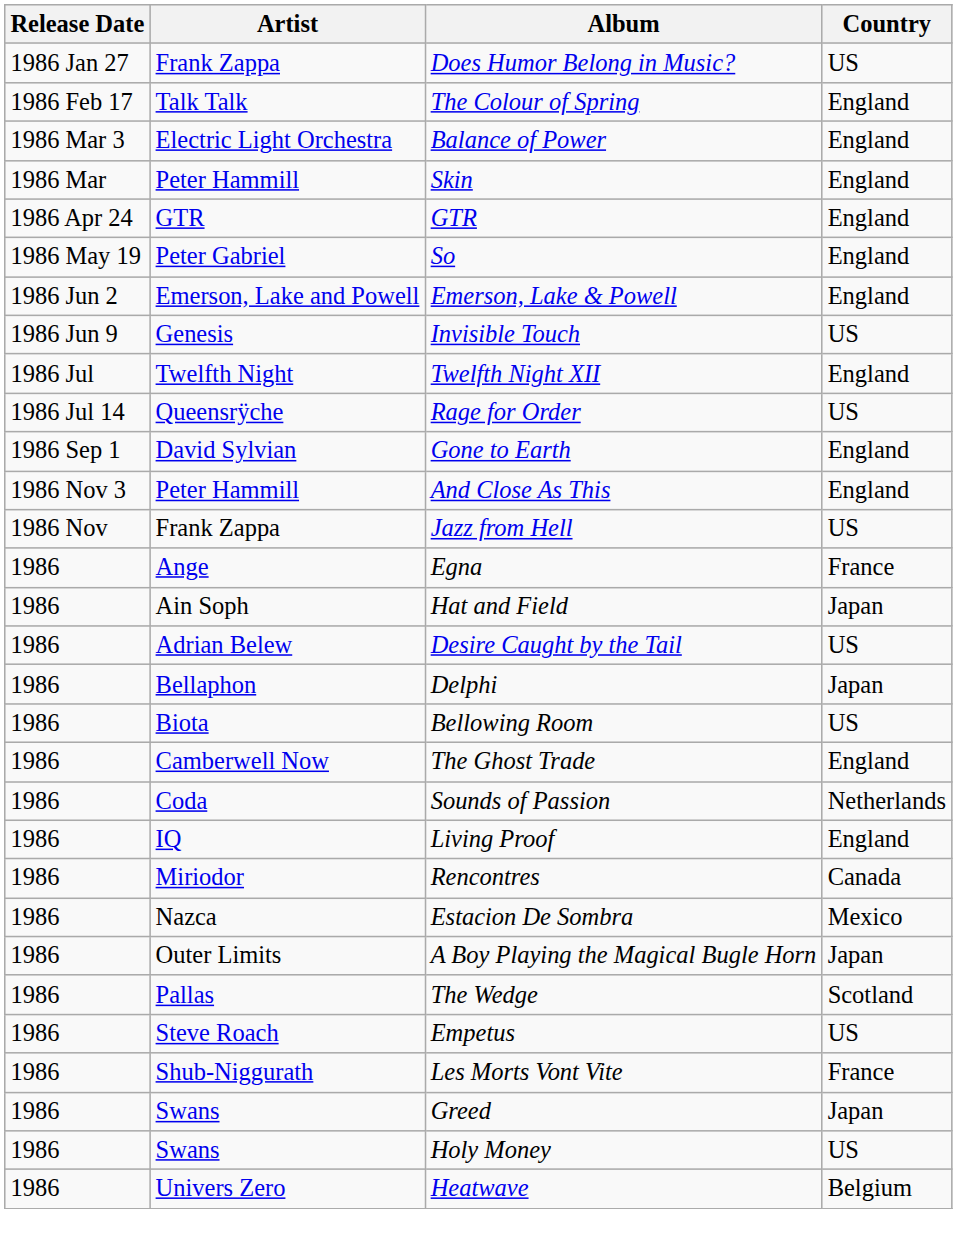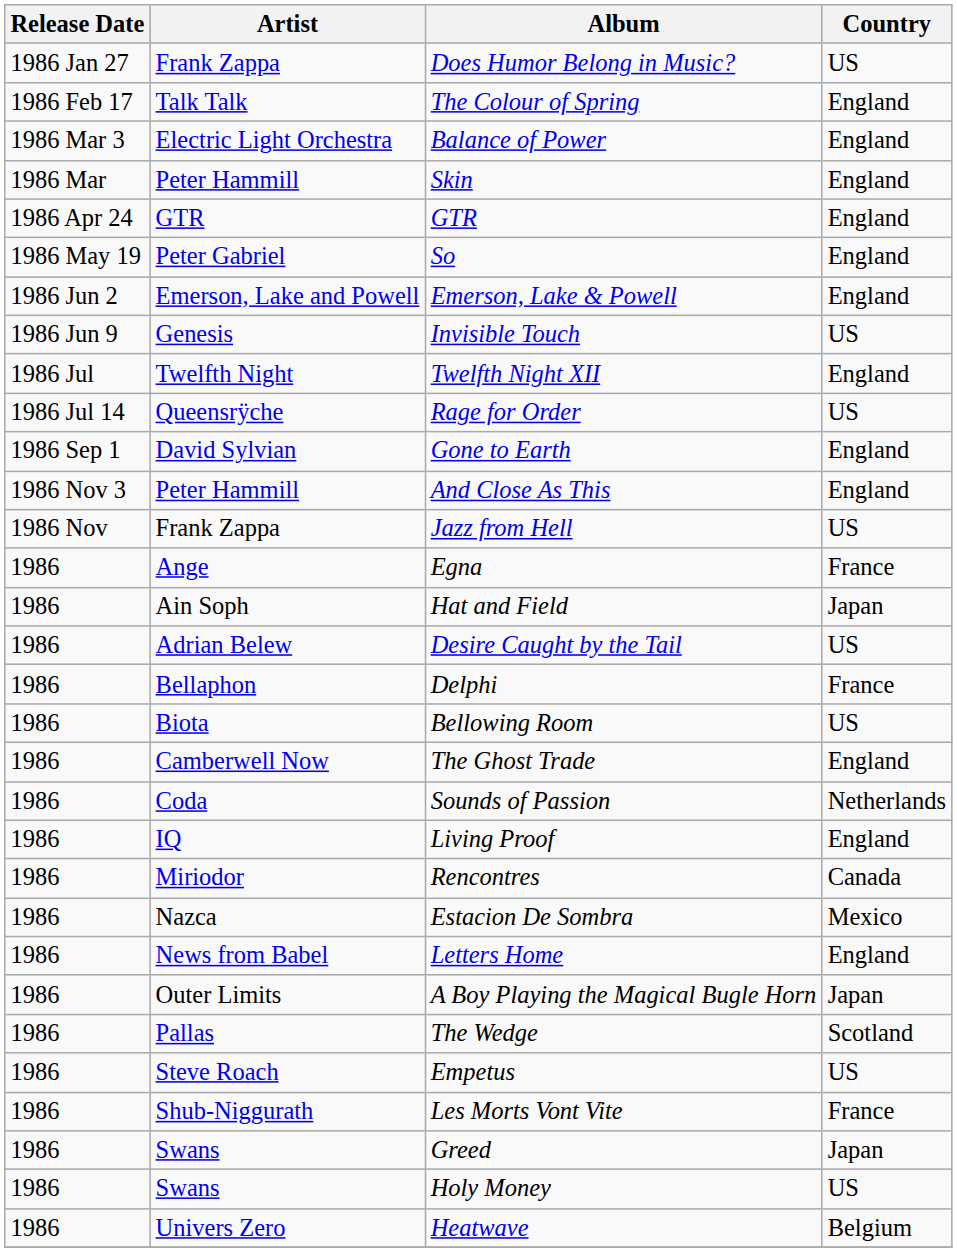(856, 683) Japan -> (861, 683) France
+ row: (497, 955)
